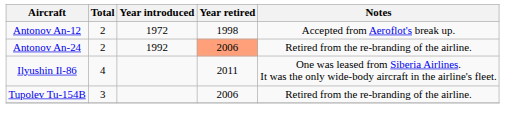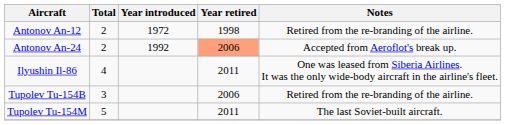(379, 30) Accepted from Aeroflot's break up. -> (380, 30) Retired from the re-branding of the airline.
(379, 47) Retired from the re-branding of the airline. -> (380, 47) Accepted from Aeroflot's break up.
+ row: (47, 111)
